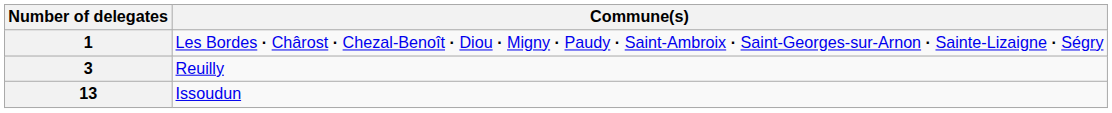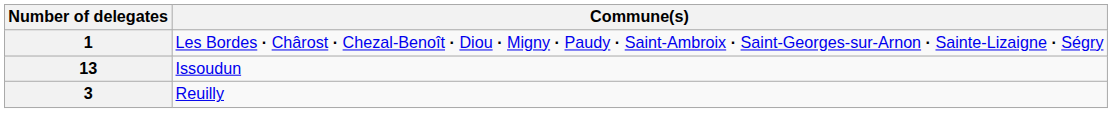rows swapped: (88, 68) <-> (88, 94)
